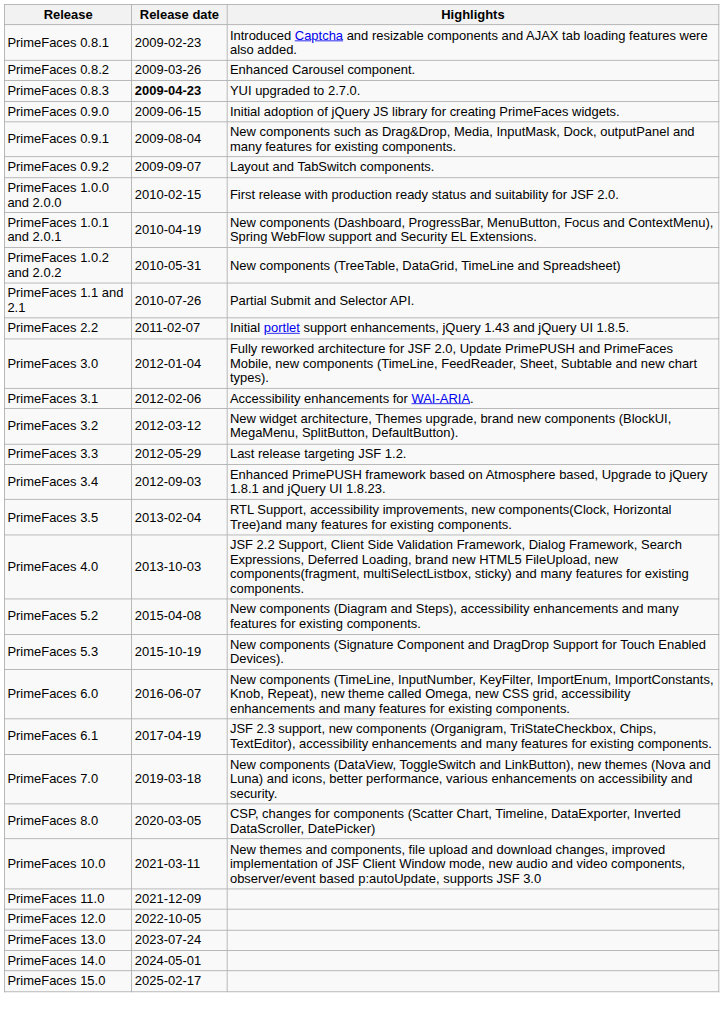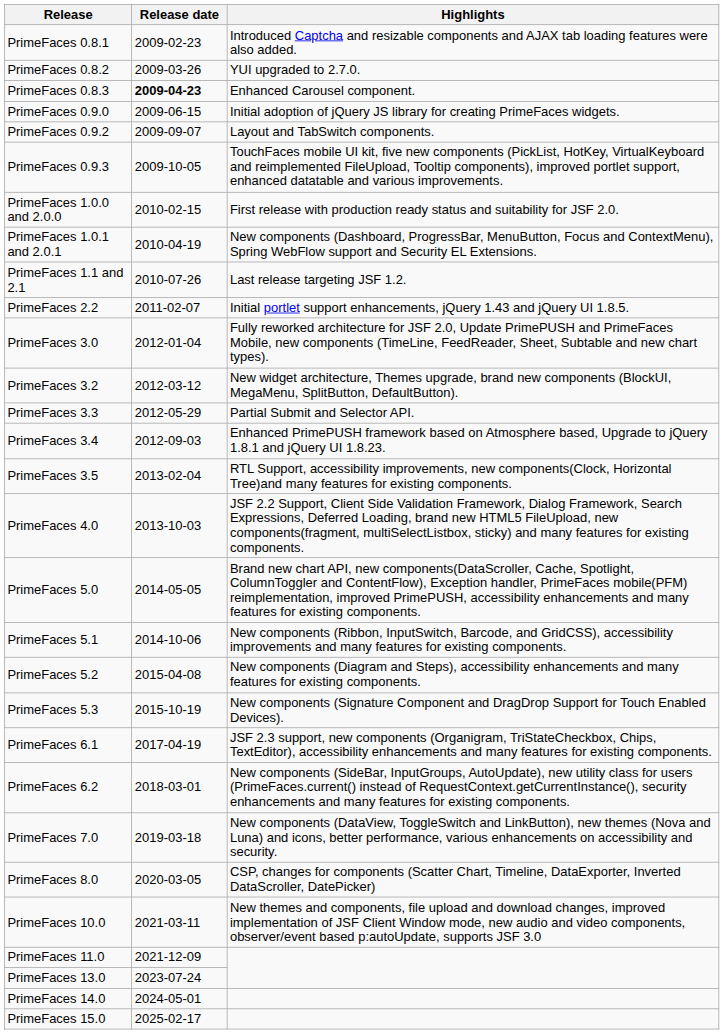(323, 70) Enhanced Carousel component. -> (295, 70) YUI upgraded to 2.7.0.
(295, 91) YUI upgraded to 2.7.0. -> (323, 91) Enhanced Carousel component.
- row: (58, 139)
+ row: (58, 167)
- row: (58, 265)
(322, 300) Partial Submit and Selector API. -> (318, 279) Last release targeting JSF 1.2.
- row: (53, 398)
(318, 454) Last release targeting JSF 1.2. -> (322, 413) Partial Submit and Selector API.
+ row: (53, 590)
+ row: (53, 639)
- row: (53, 694)
+ row: (53, 787)
- row: (56, 919)
